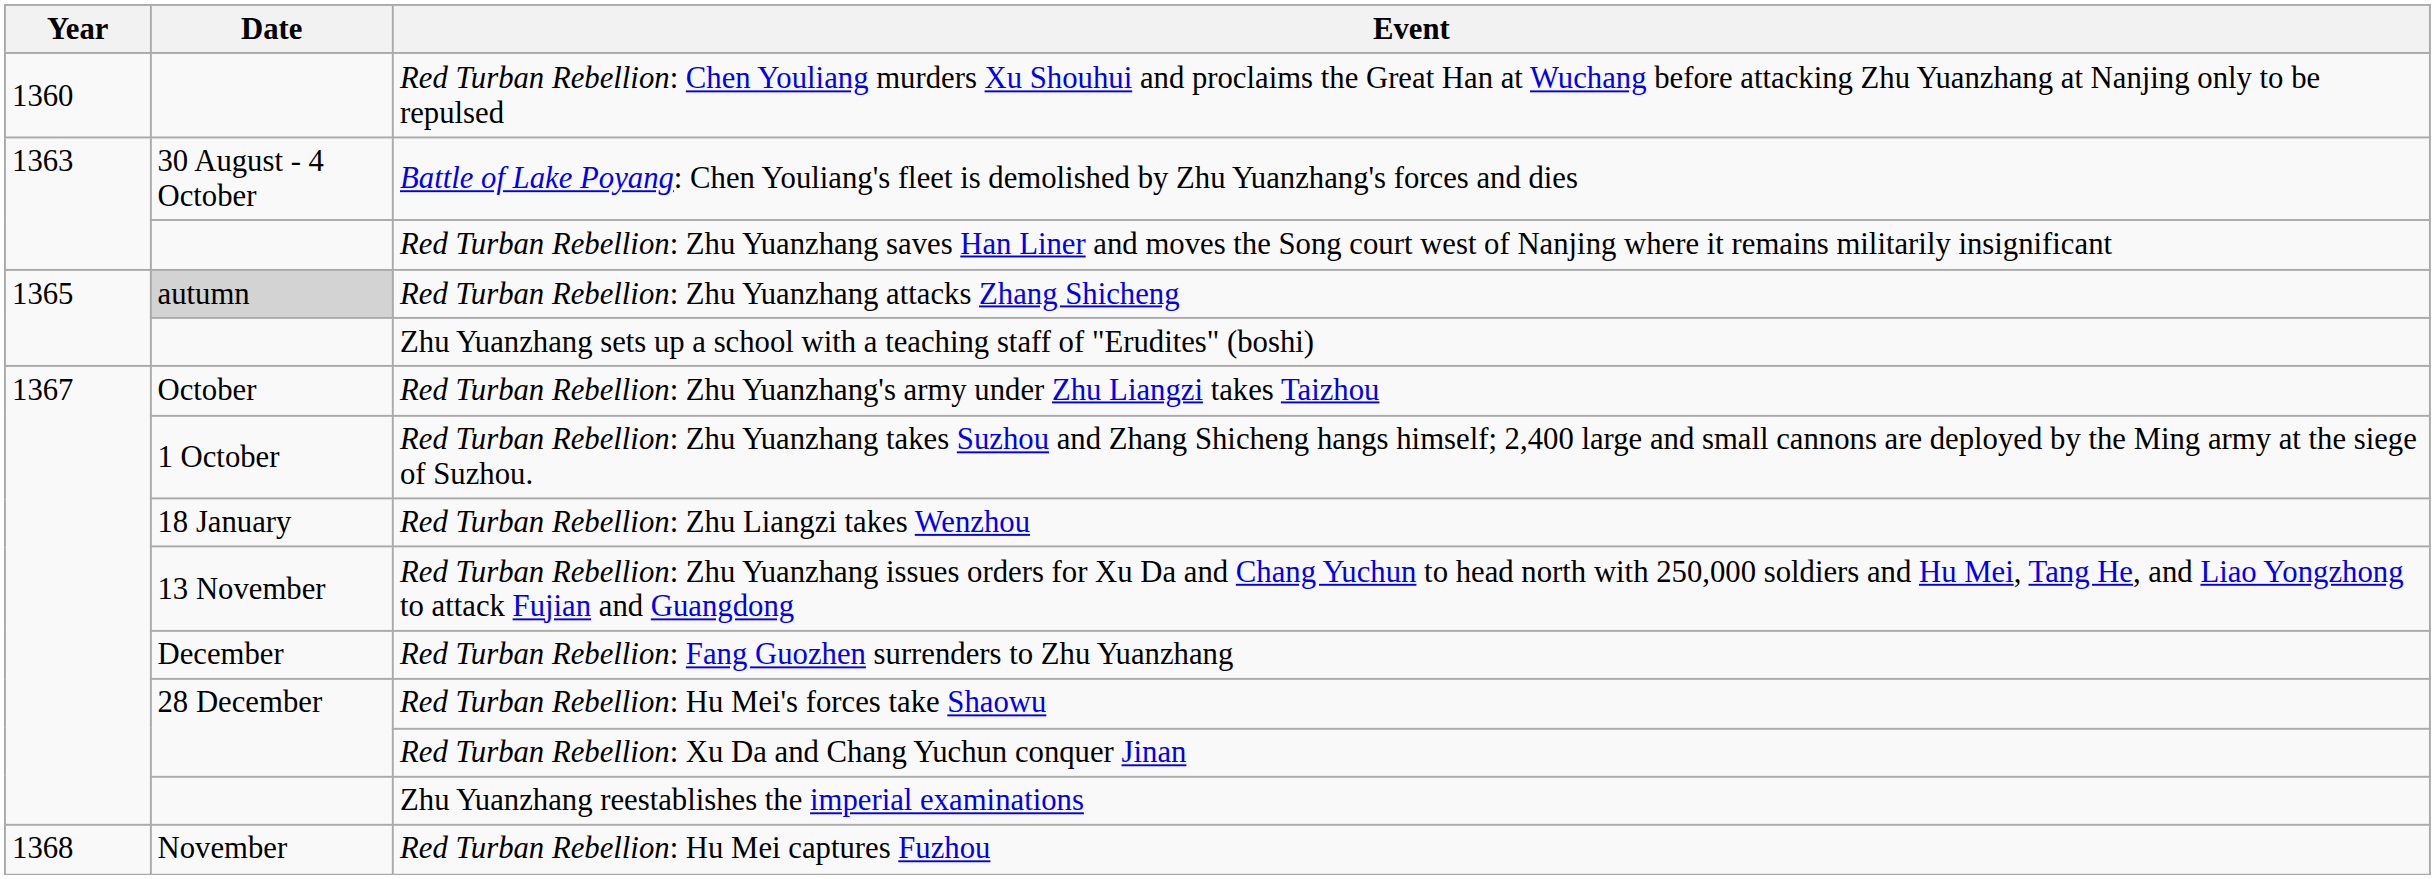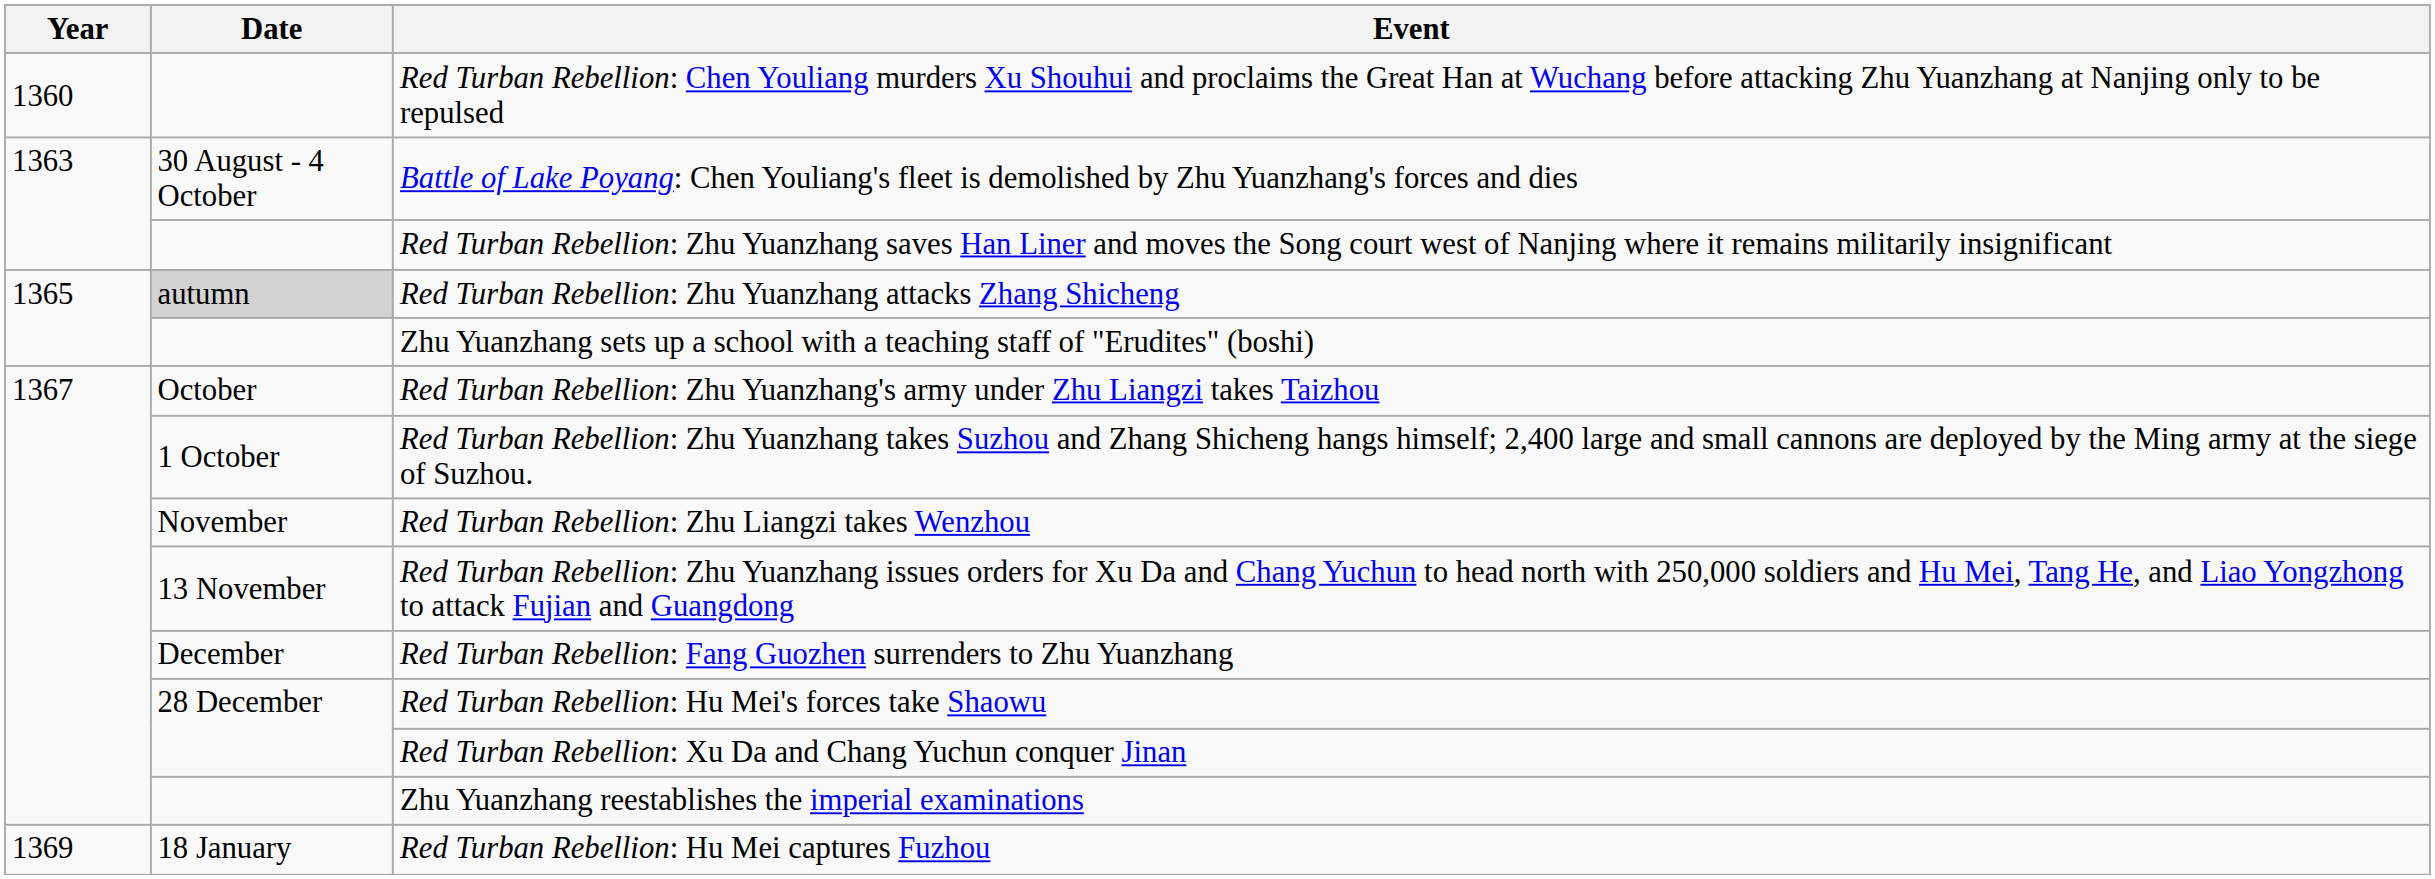(224, 522) 18 January -> (222, 522) November
(43, 849) 1368 -> (43, 849) 1369
(222, 849) November -> (224, 849) 18 January
